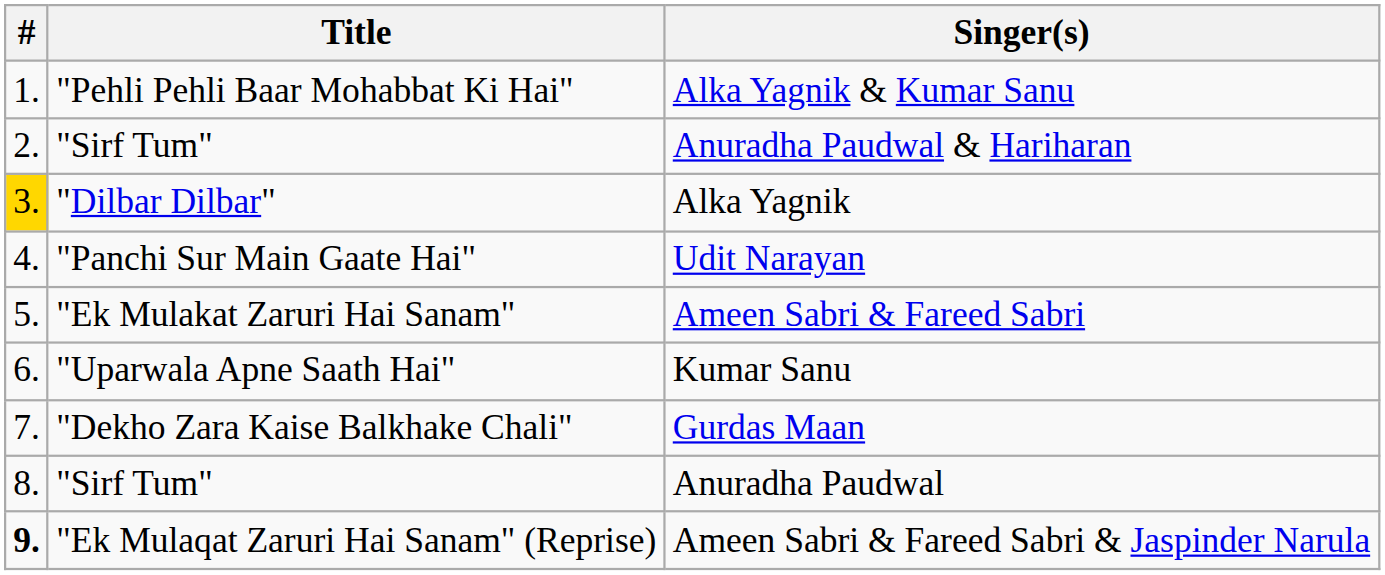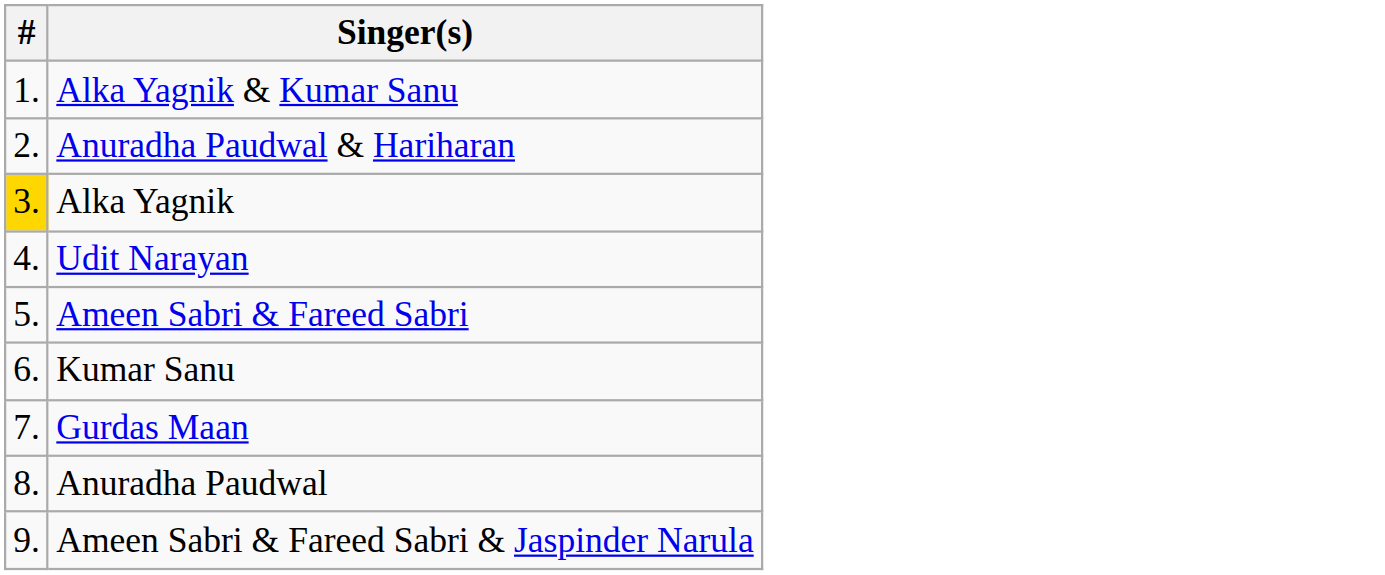- column: (356, 32)
(27, 539) bold -> (27, 539) normal
